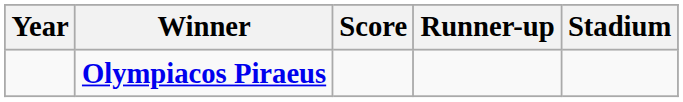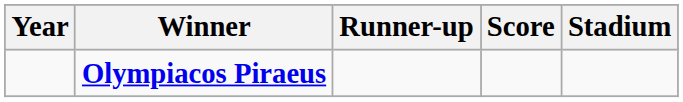columns swapped: (373, 27) <-> (488, 27)
